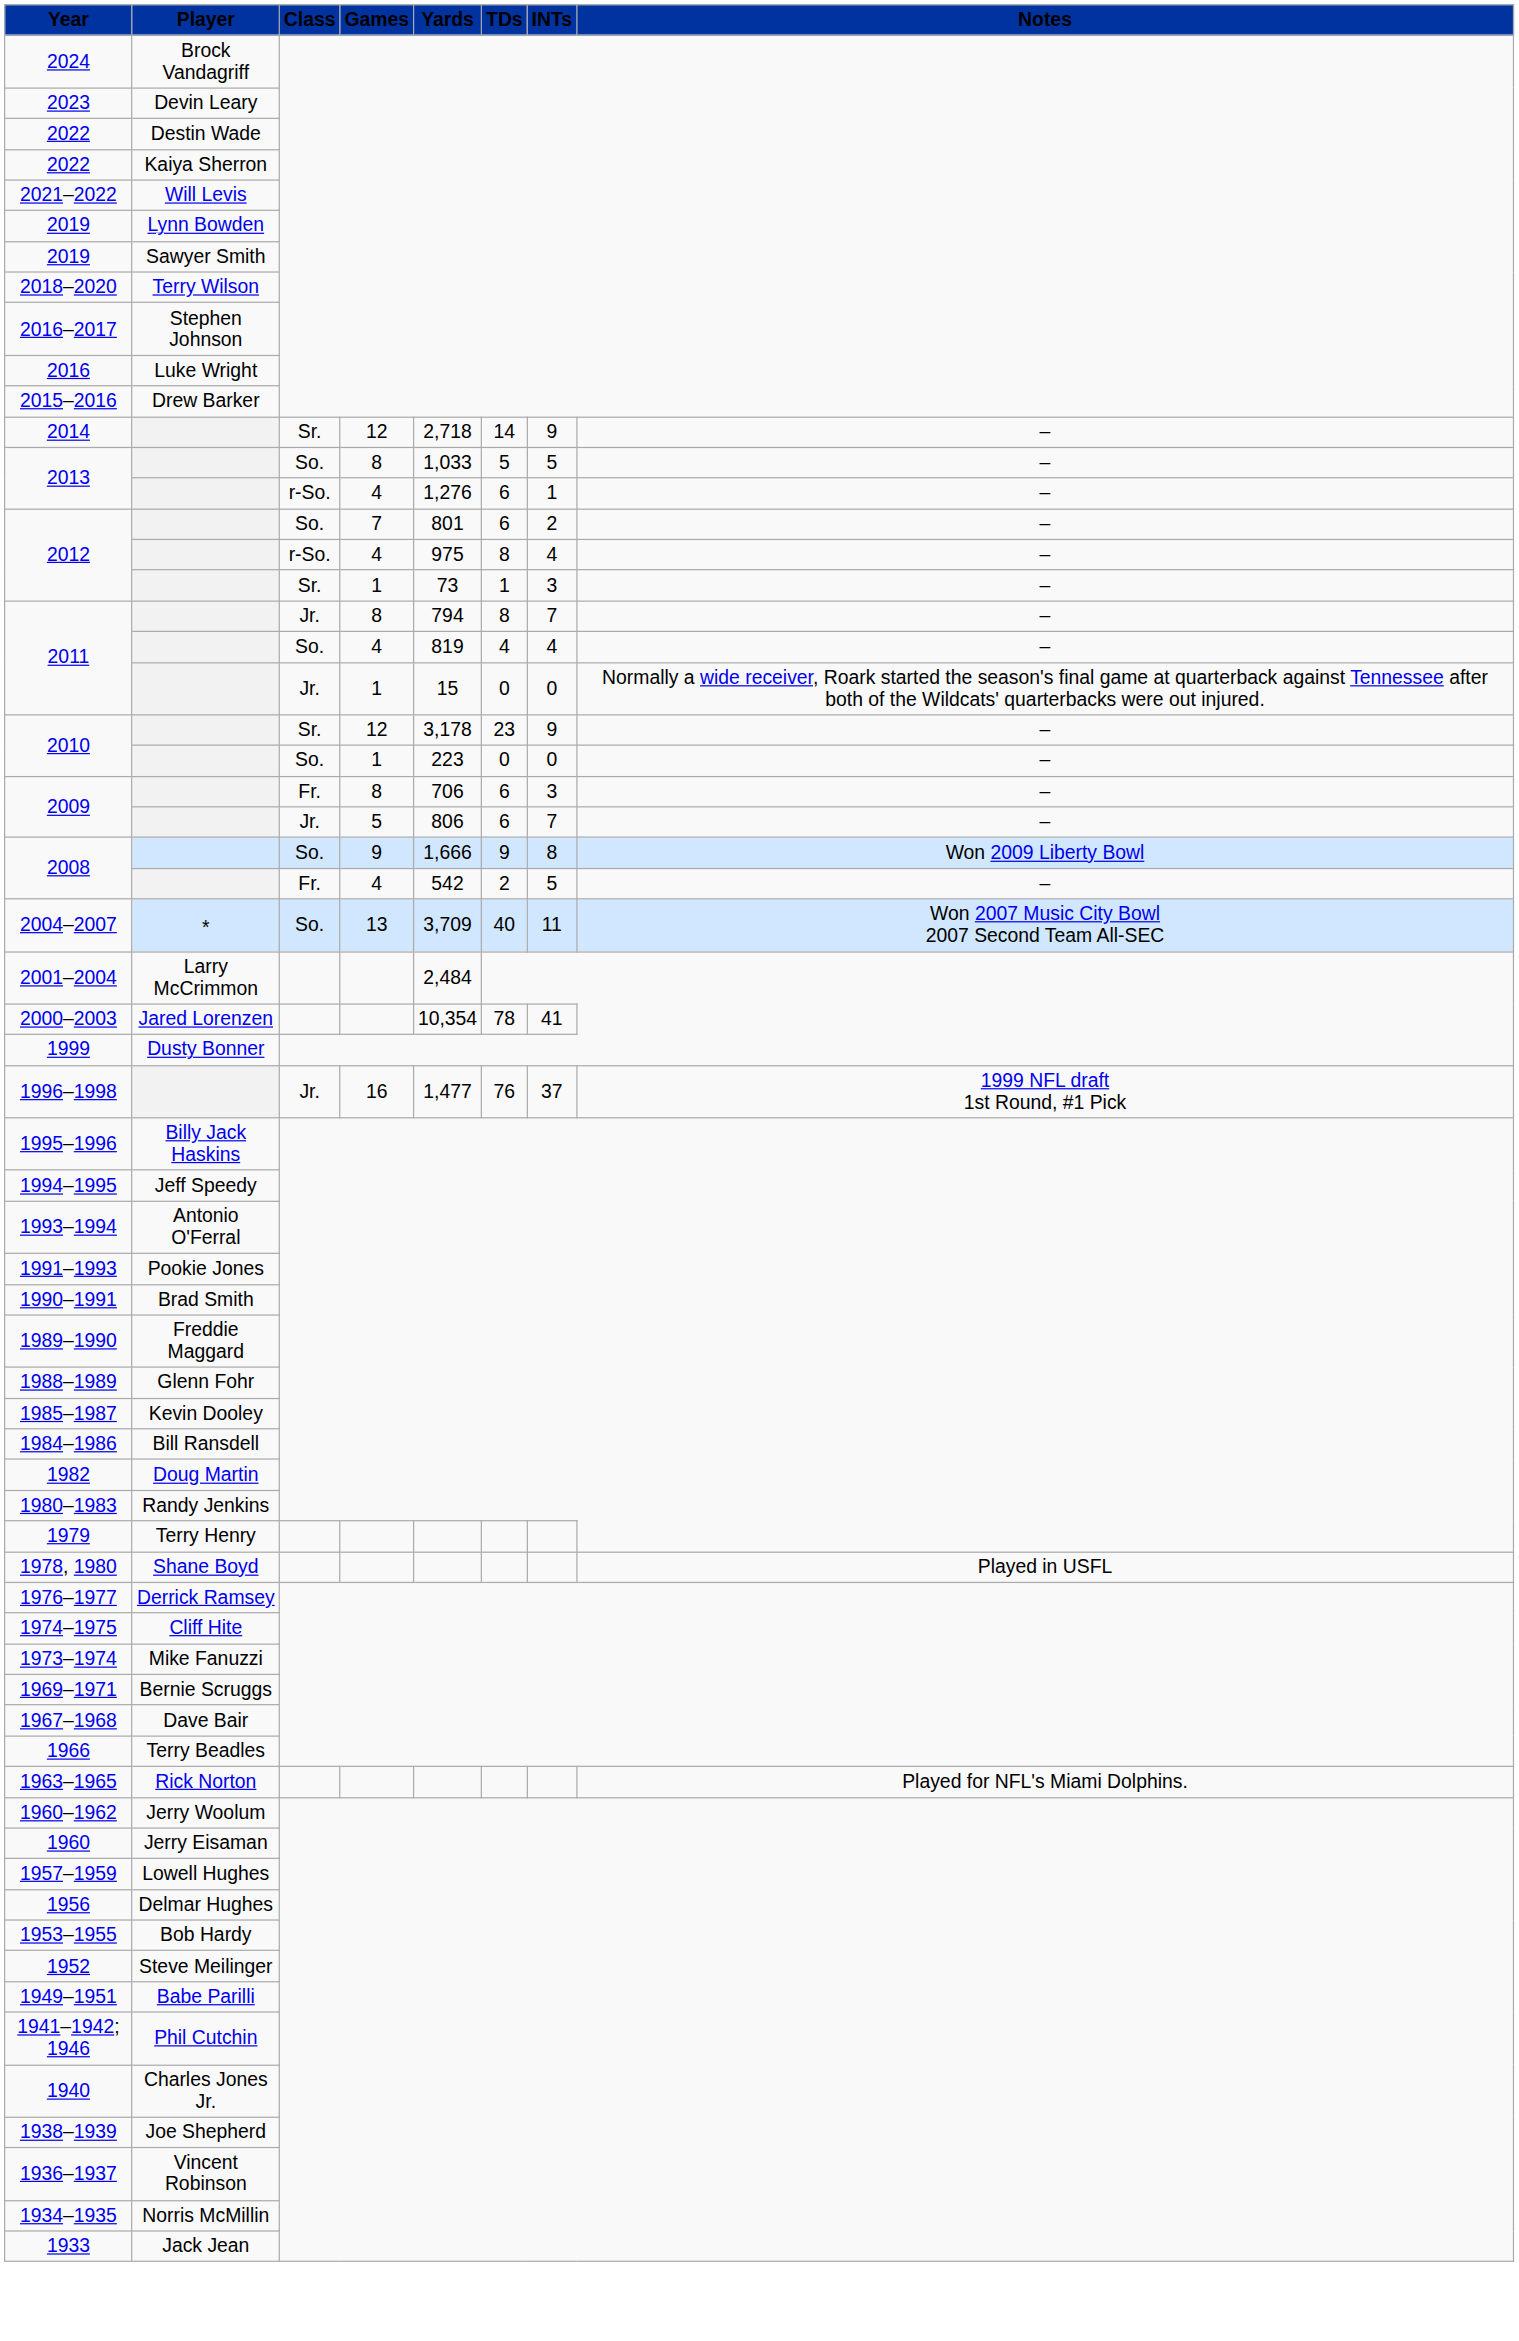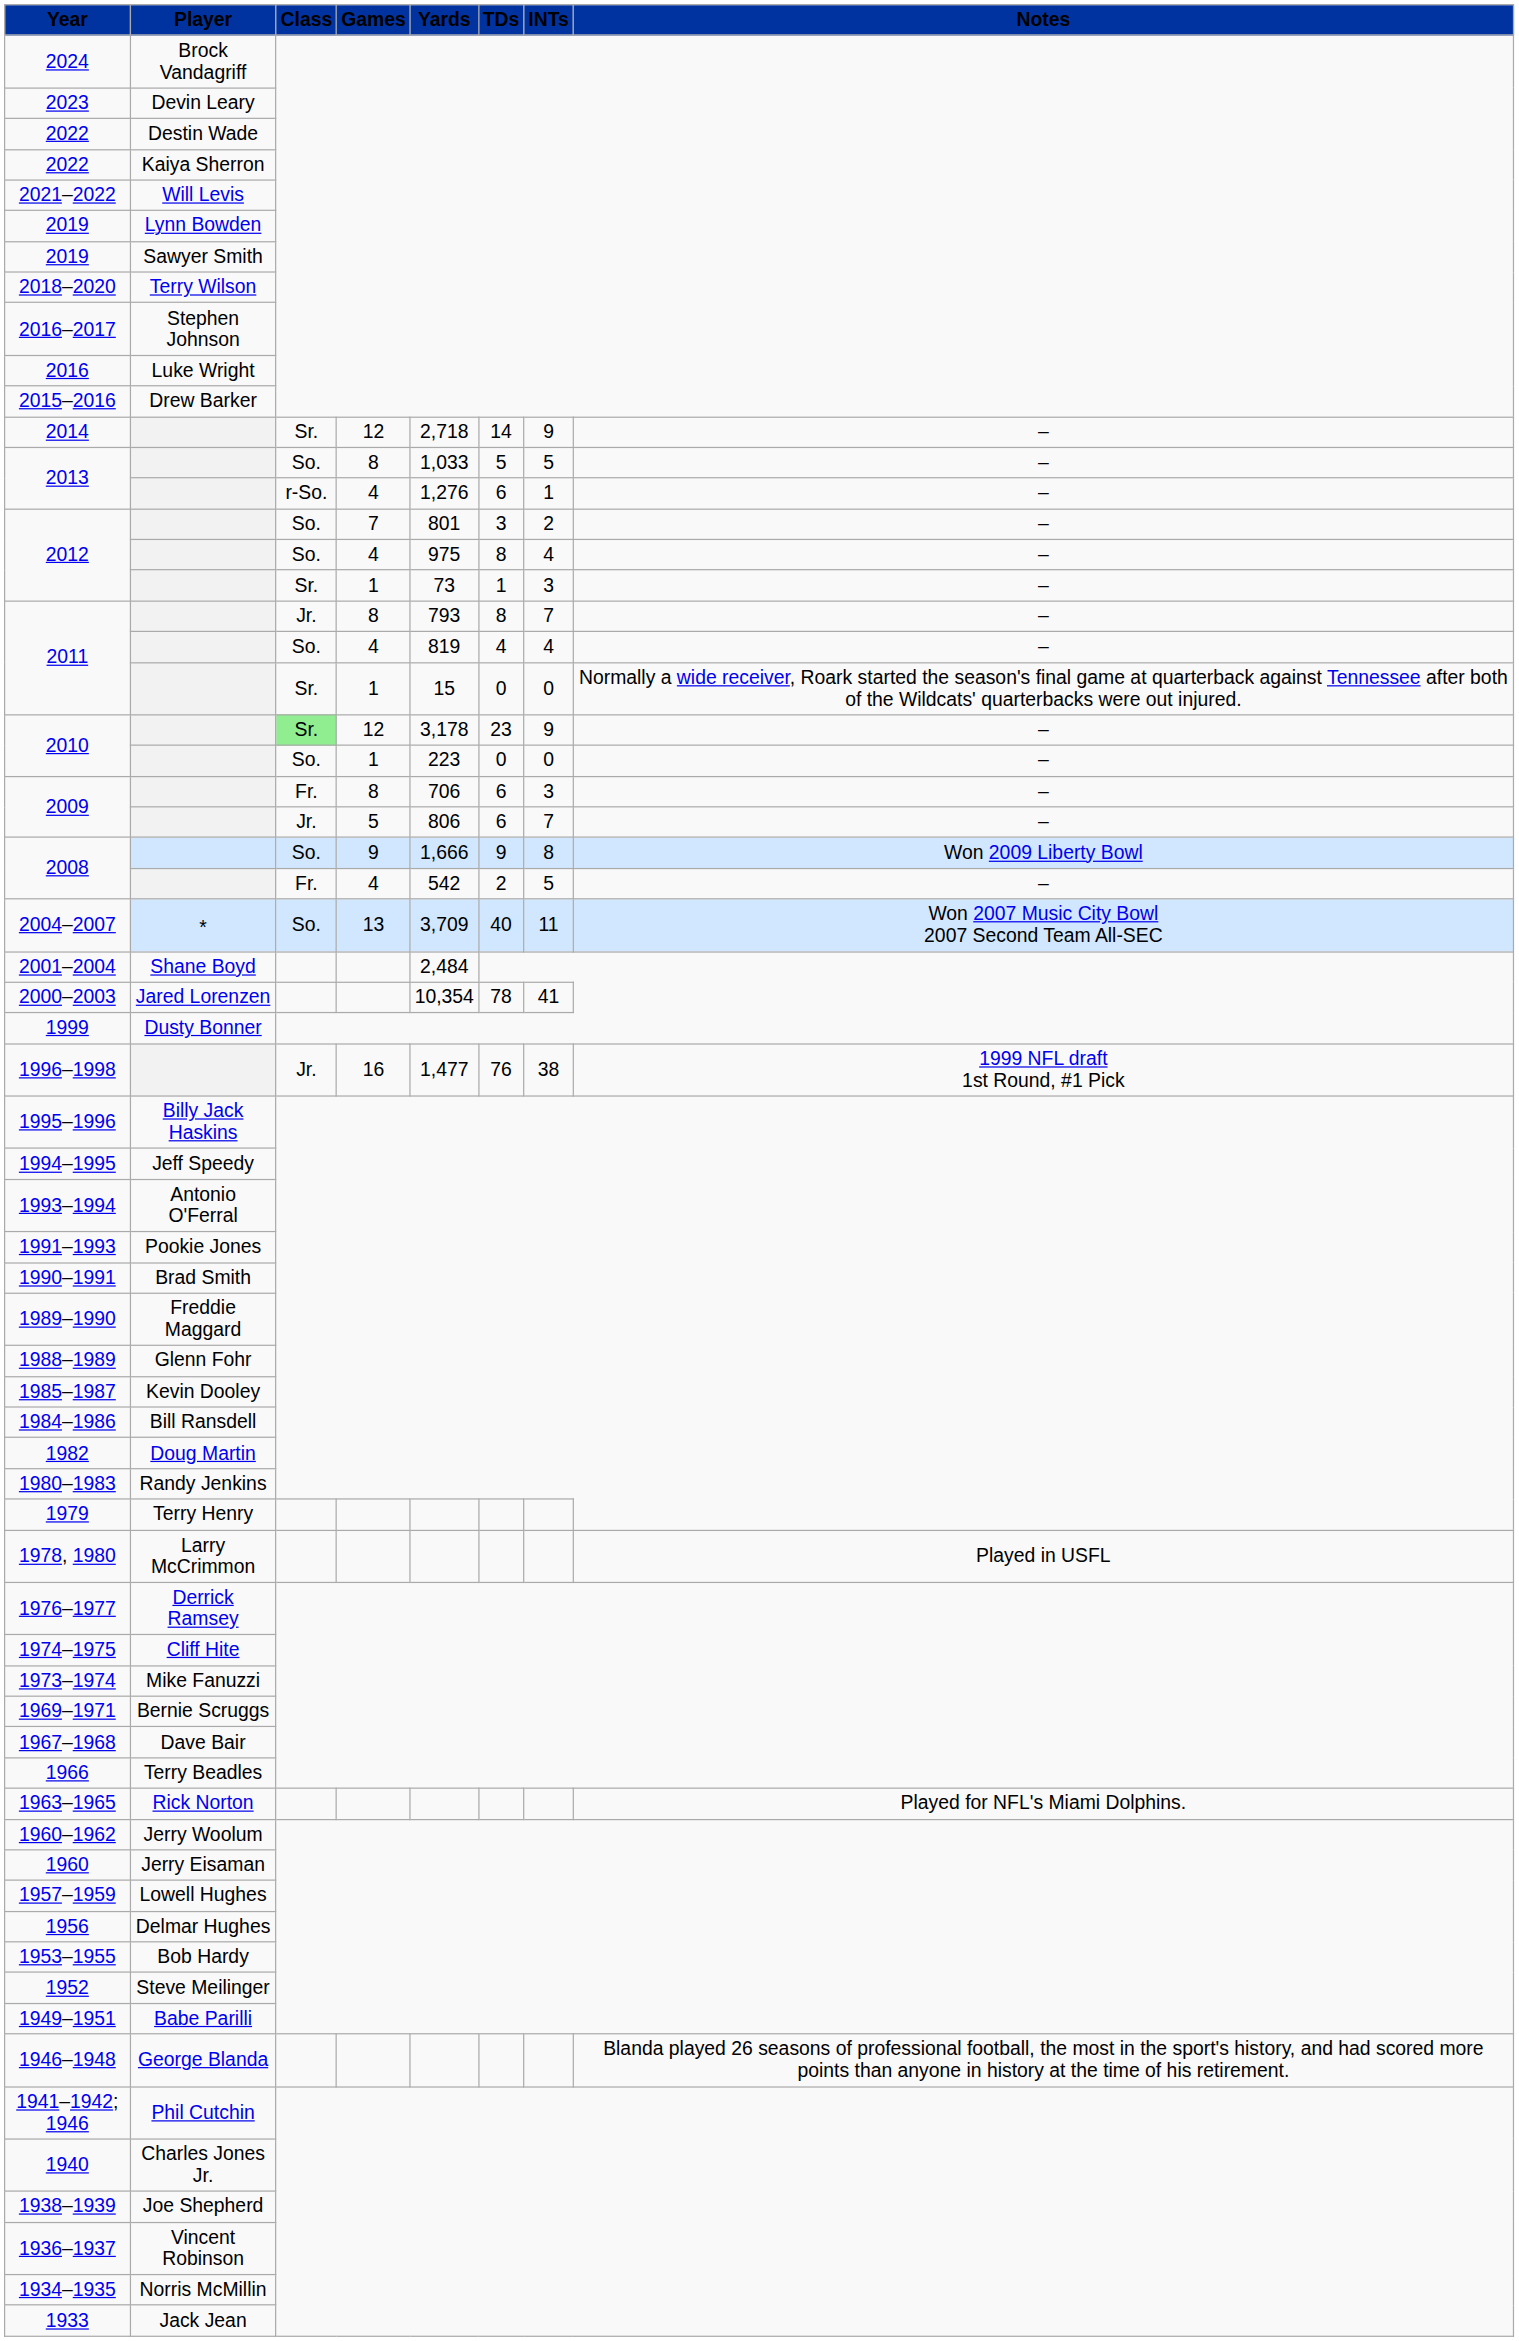(504, 523) 6 -> (501, 523) 3
(310, 554) r-So. -> (306, 554) So.
(448, 616) 794 -> (444, 616) 793
(310, 688) Jr. -> (306, 688) Sr.
(310, 729) no background -> (306, 729) lightgreen background
(206, 977) Larry McCrimmon -> (203, 966) Shane Boyd
(552, 1091) 37 -> (549, 1069) 38
(206, 1566) Shane Boyd -> (203, 1555) Larry McCrimmon
+ row: (67, 2060)
